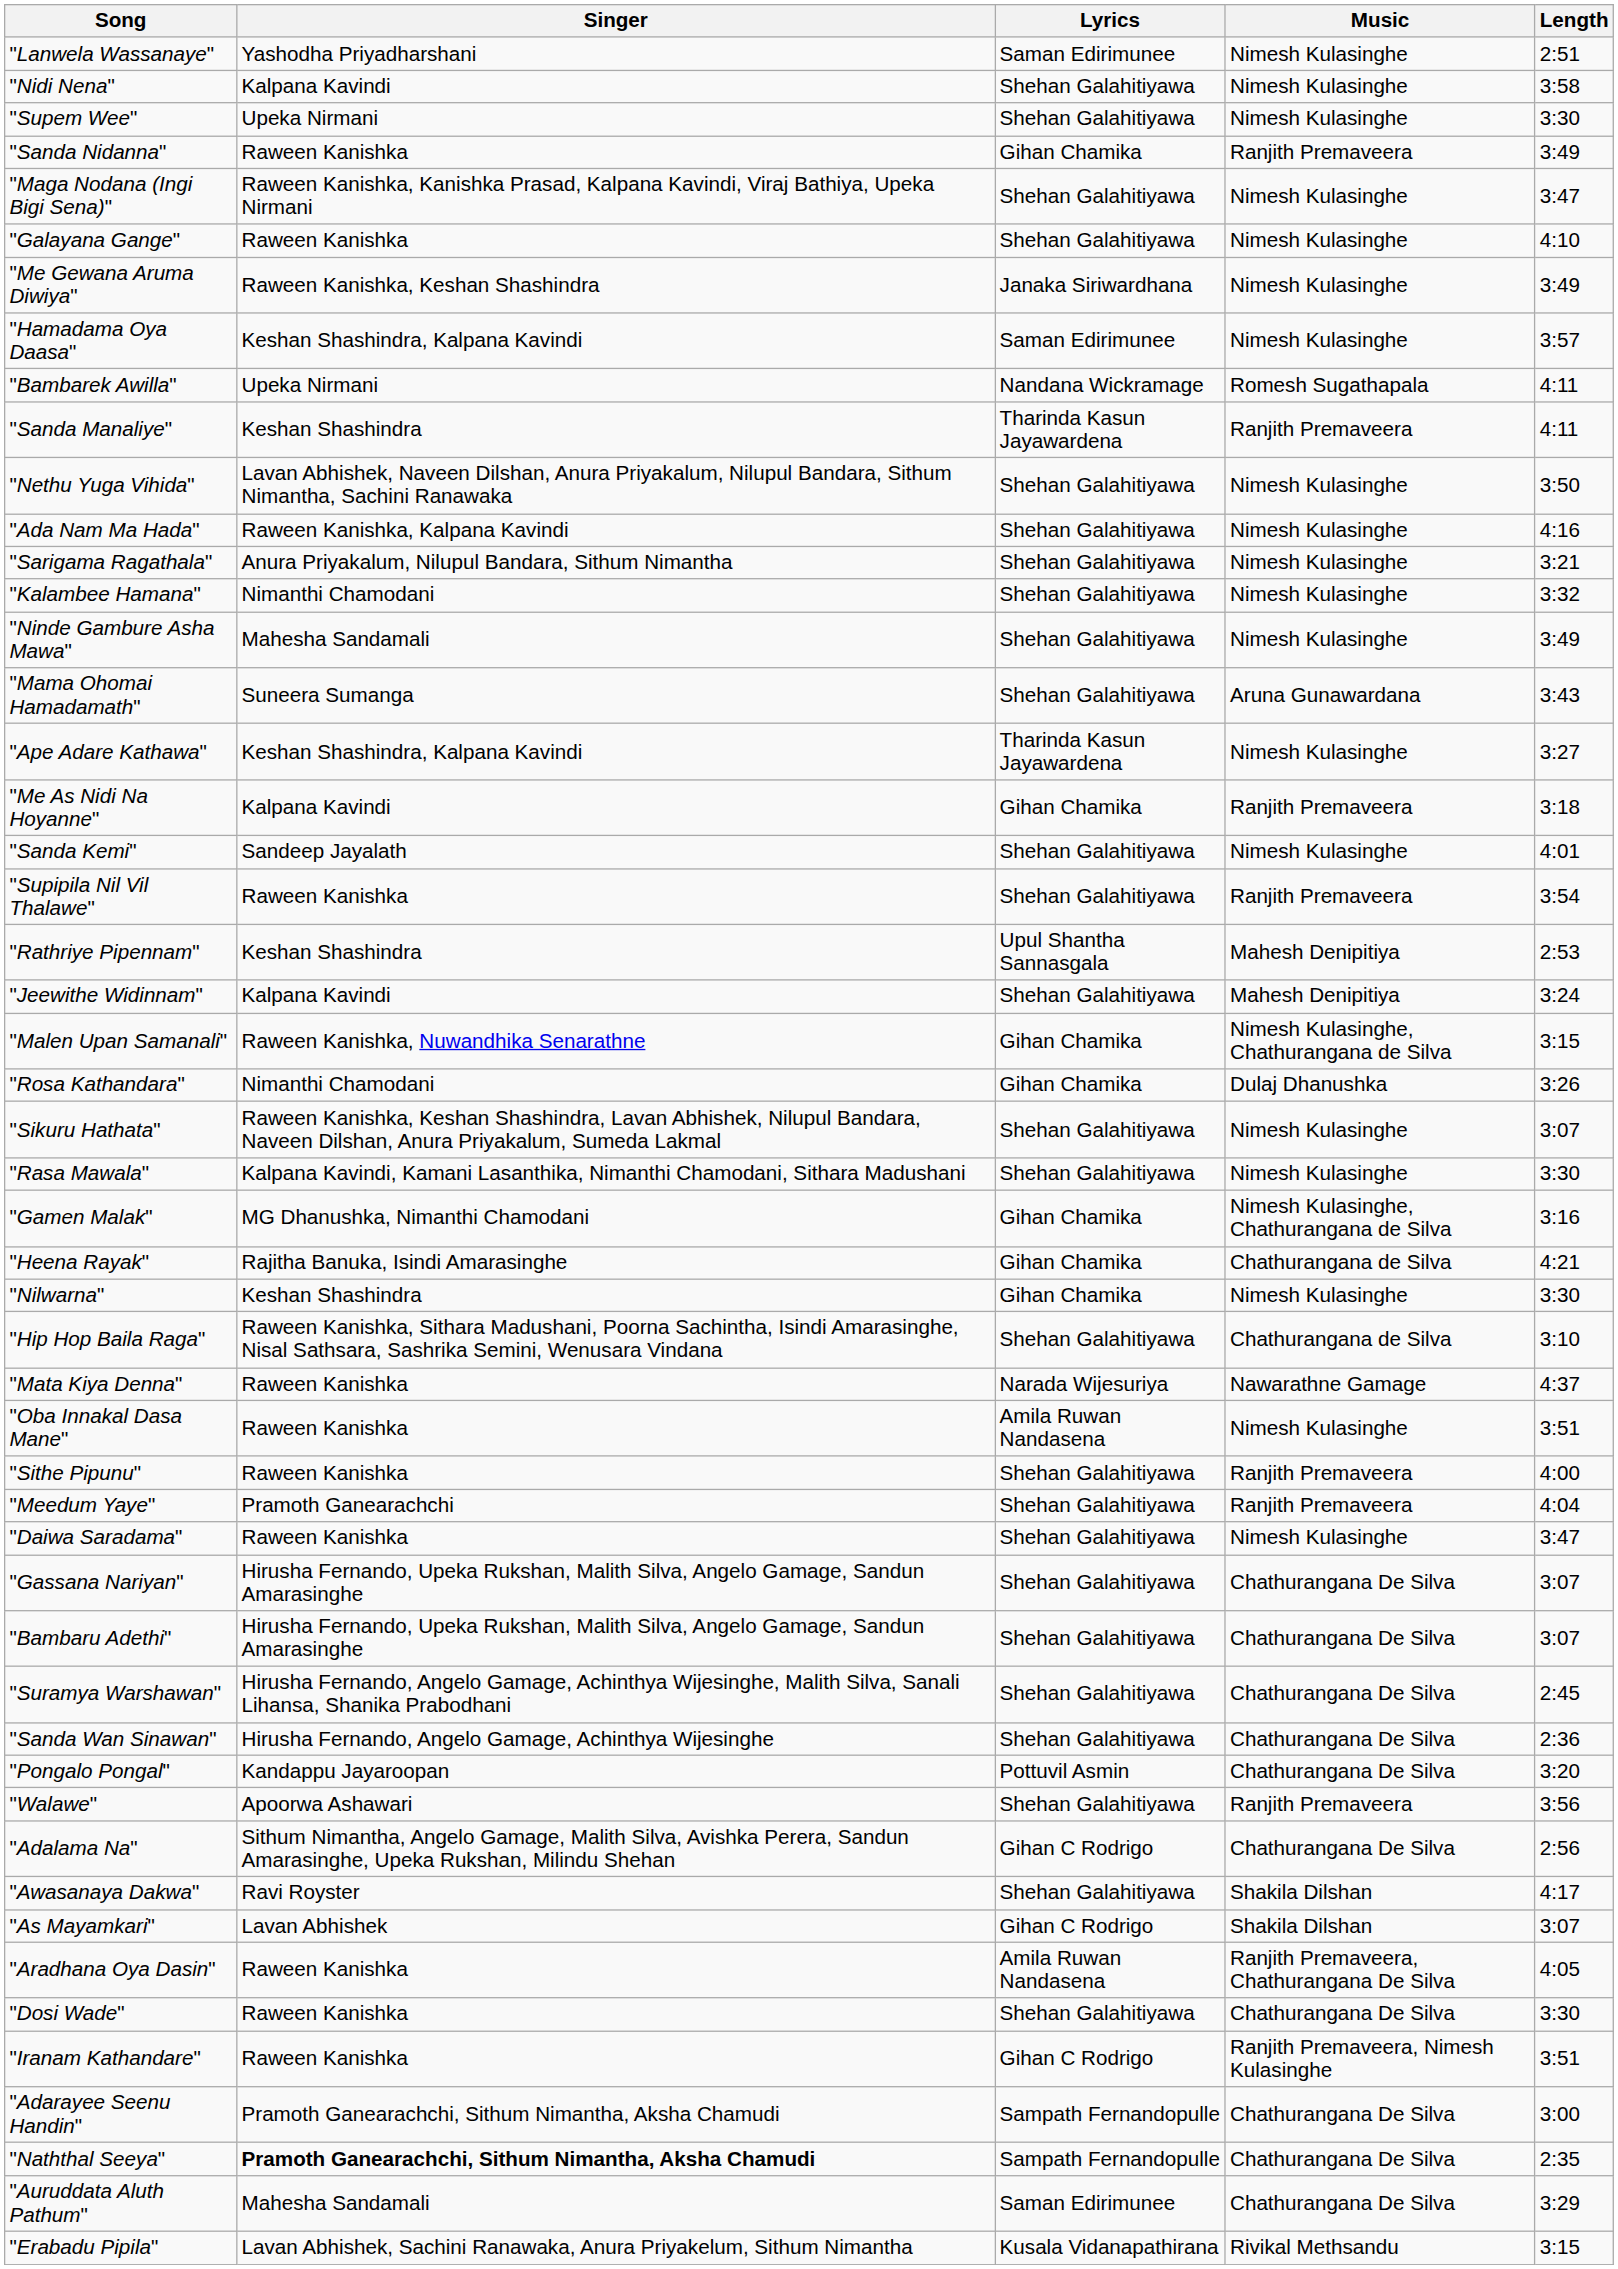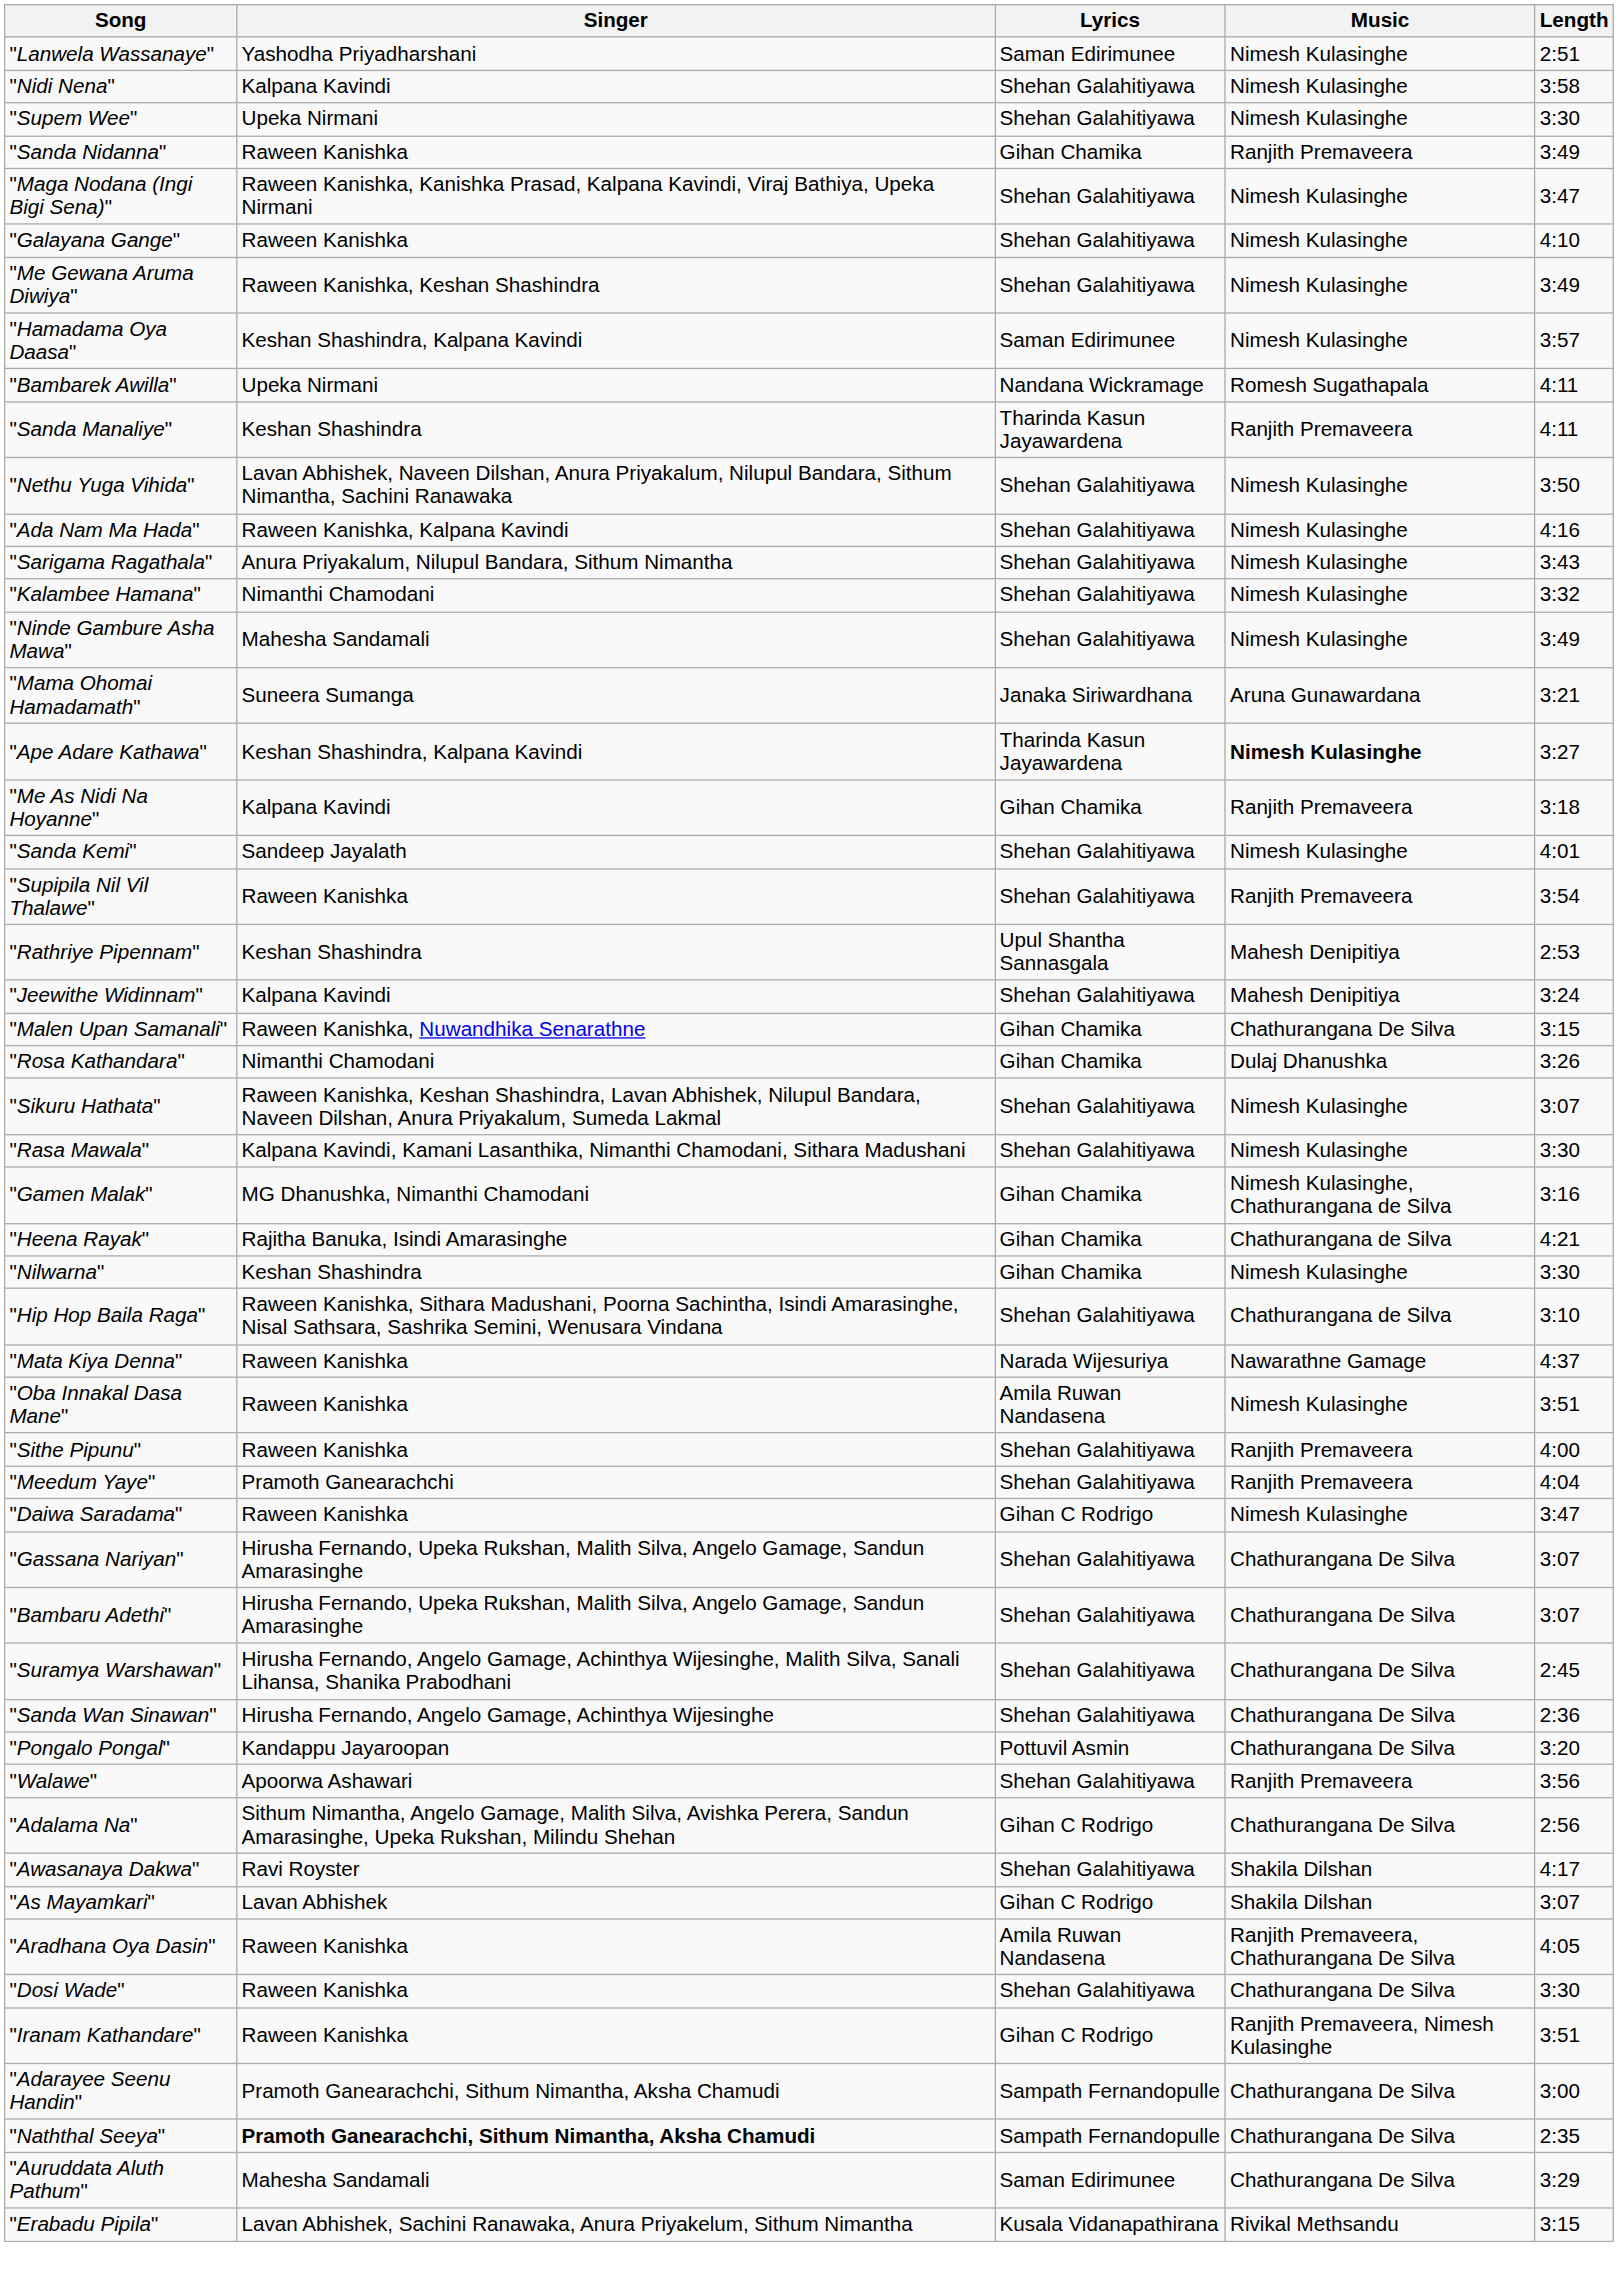(1096, 284) Janaka Siriwardhana -> (1097, 284) Shehan Galahitiyawa
(1560, 562) 3:21 -> (1560, 562) 3:43
(1097, 695) Shehan Galahitiyawa -> (1096, 695) Janaka Siriwardhana
(1560, 695) 3:43 -> (1560, 695) 3:21
(1319, 751) normal -> (1326, 751) bold
(1341, 1040) Nimesh Kulasinghe, Chathurangana de Silva -> (1342, 1029) Chathurangana De Silva
(1097, 1538) Shehan Galahitiyawa -> (1076, 1514) Gihan C Rodrigo
